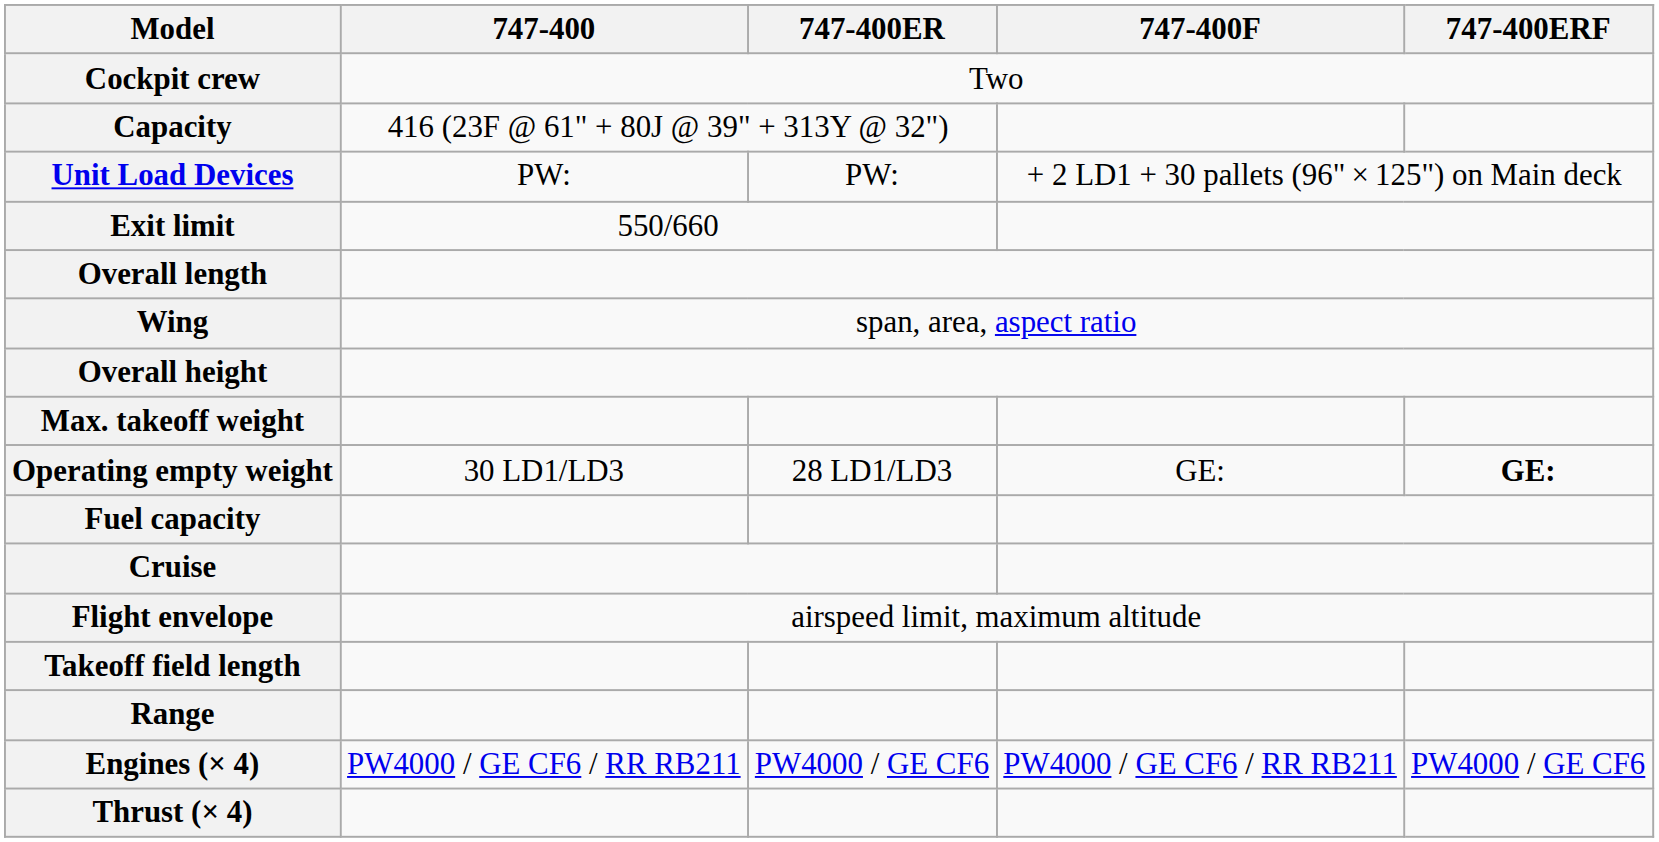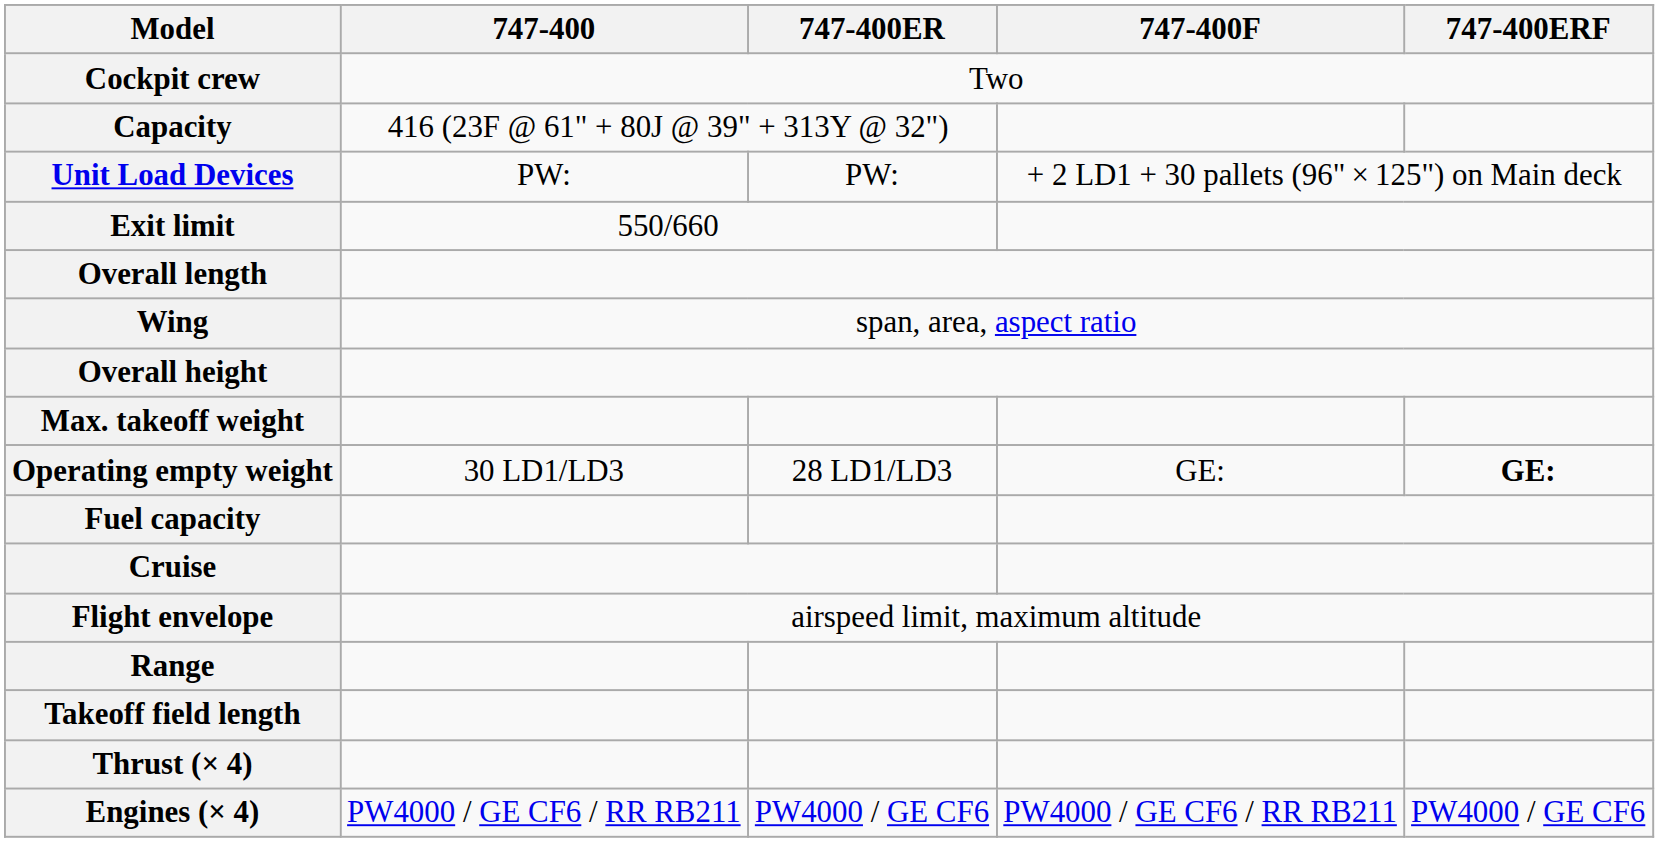rows swapped: (172, 665) <-> (172, 714)
rows swapped: (172, 763) <-> (172, 812)
